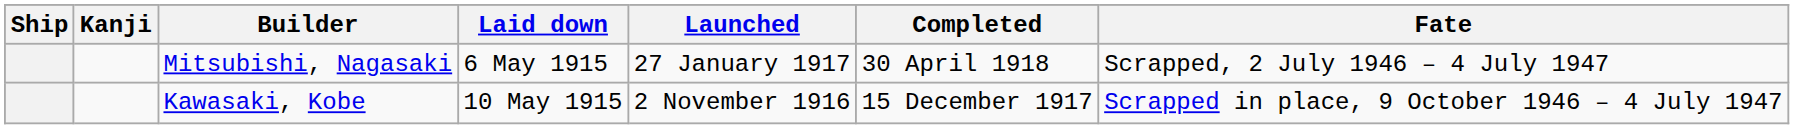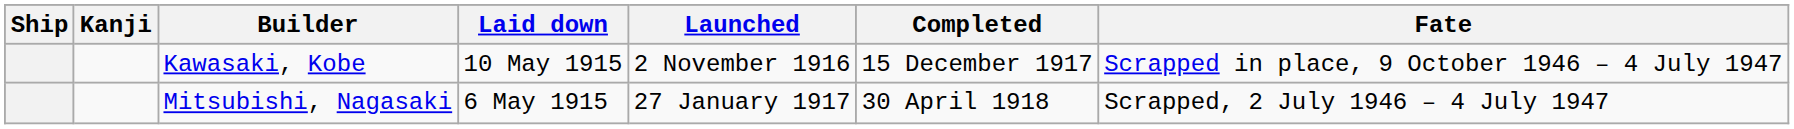rows swapped: (265, 103) <-> (308, 64)
